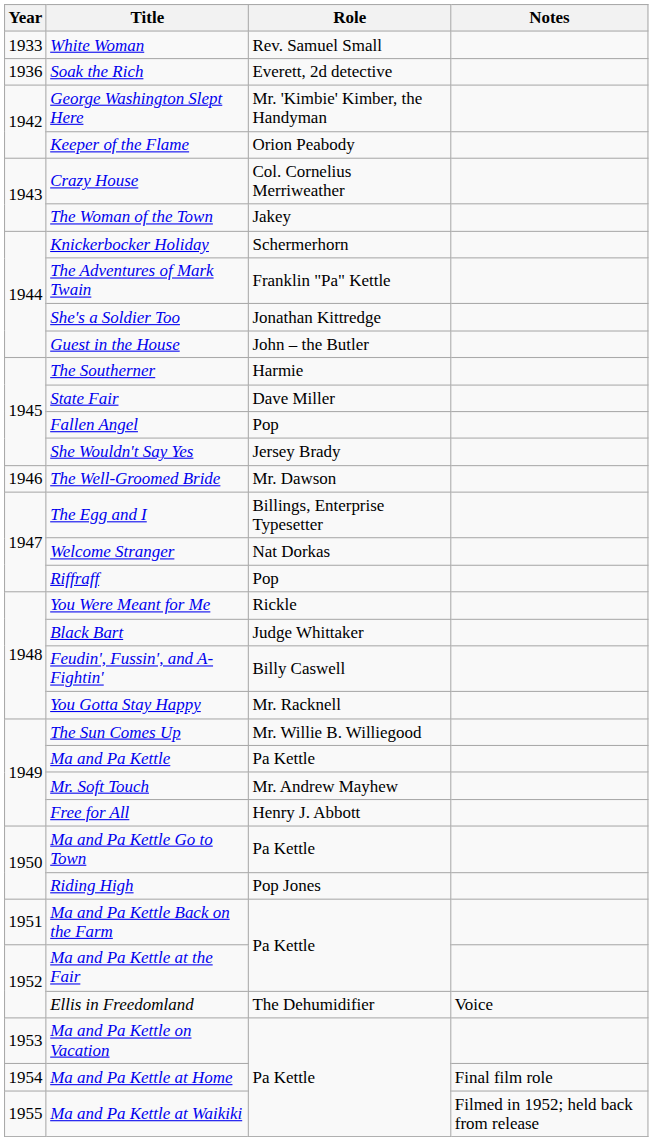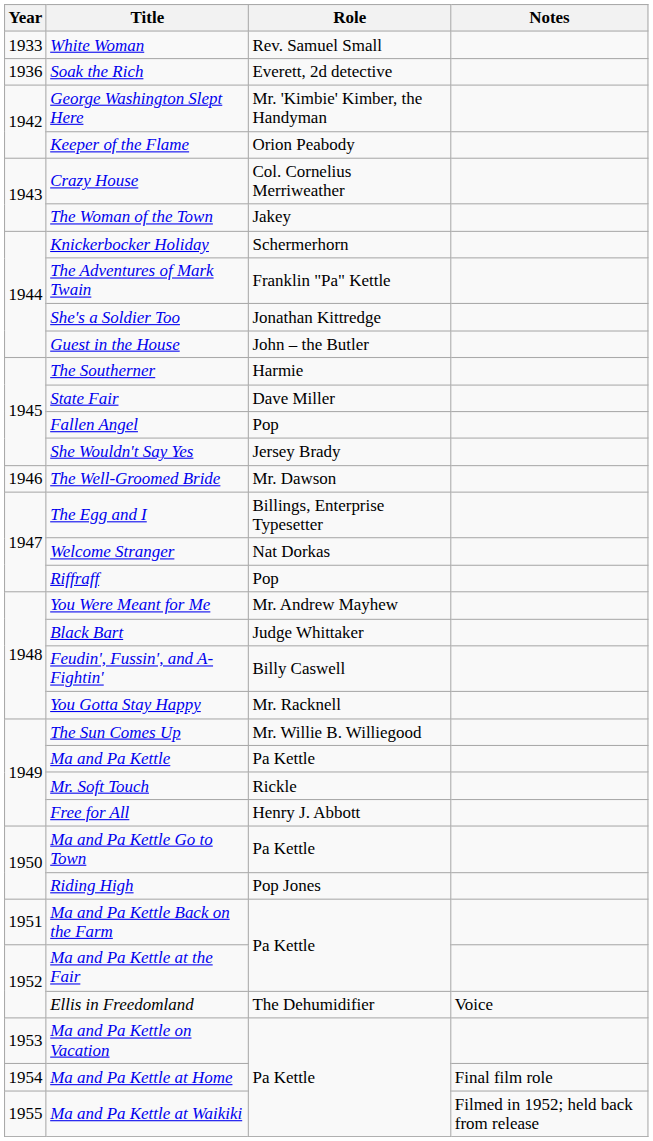(275, 605) Rickle -> (325, 605) Mr. Andrew Mayhew
(325, 785) Mr. Andrew Mayhew -> (275, 785) Rickle
